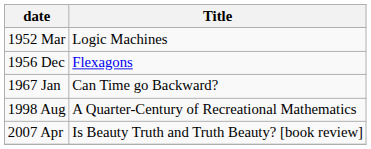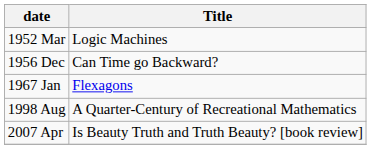(103, 62) Flexagons -> (145, 62) Can Time go Backward?
(145, 86) Can Time go Backward? -> (103, 86) Flexagons
